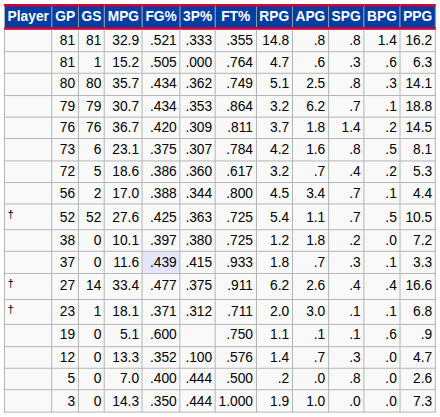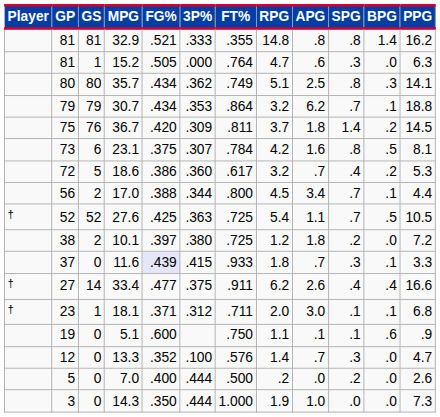(391, 62) .6 -> (391, 62) .0
(67, 127) 76 -> (67, 127) 75
(98, 240) 0 -> (98, 240) 2
(355, 379) .8 -> (355, 379) .2
